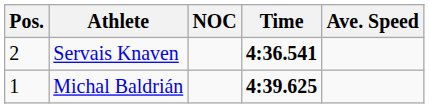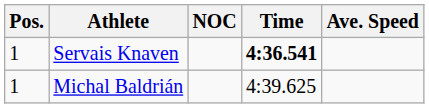(14, 53) 2 -> (14, 53) 1
(282, 86) bold -> (281, 86) normal
